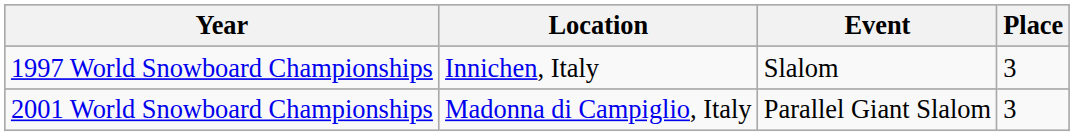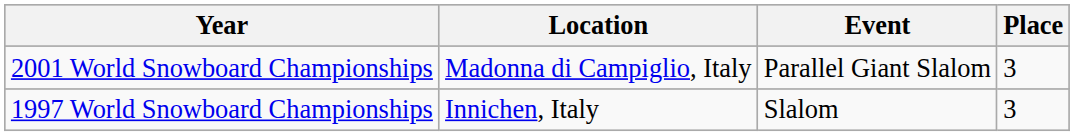rows swapped: (222, 67) <-> (222, 109)
